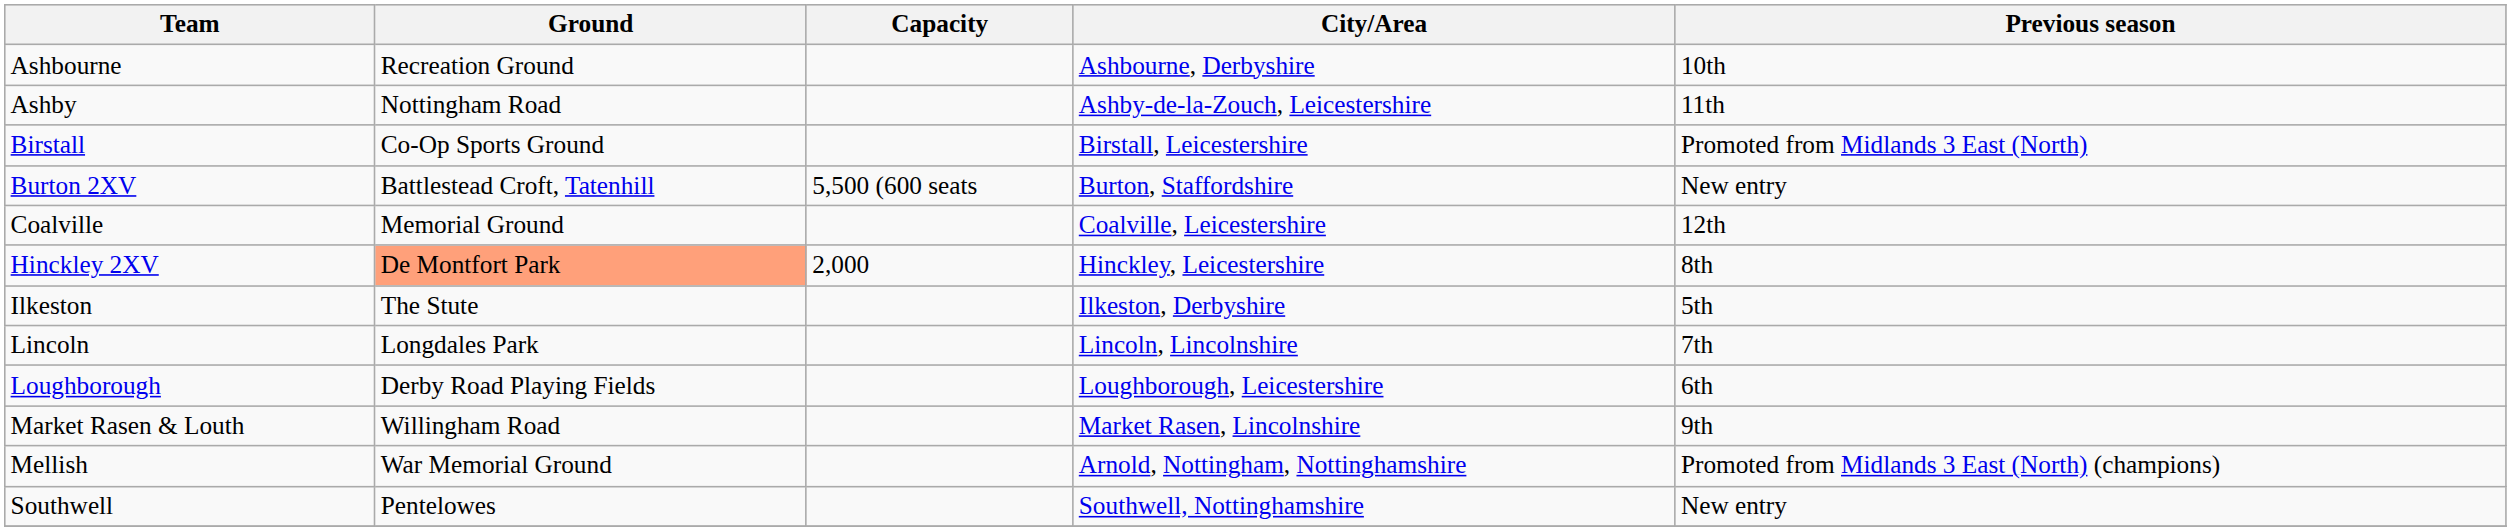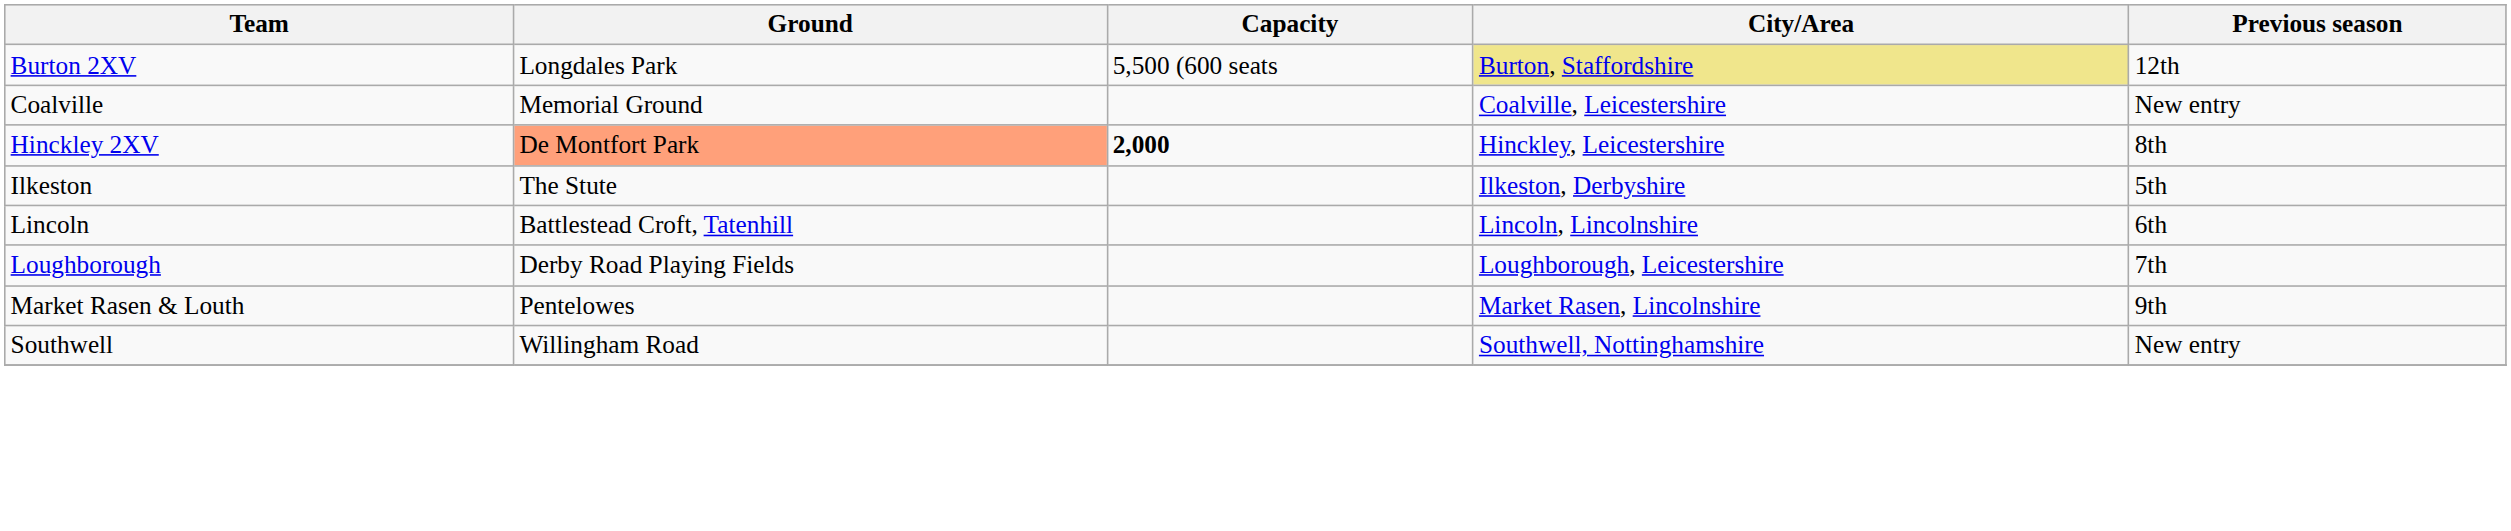- row: (66, 64)
- row: (44, 104)
- row: (48, 144)
(518, 184) Battlestead Croft, Tatenhill -> (598, 64) Longdales Park
(1186, 184) no background -> (1586, 64) khaki background
(1734, 184) New entry -> (2157, 64) 12th
(1703, 225) 12th -> (2188, 104) New entry
(841, 265) normal -> (1141, 144) bold
(460, 345) Longdales Park -> (656, 225) Battlestead Croft, Tatenhill
(1697, 345) 7th -> (2151, 225) 6th
(1697, 385) 6th -> (2151, 265) 7th
(470, 425) Willingham Road -> (577, 305) Pentelowes
- row: (49, 465)
(438, 505) Pentelowes -> (609, 345) Willingham Road
